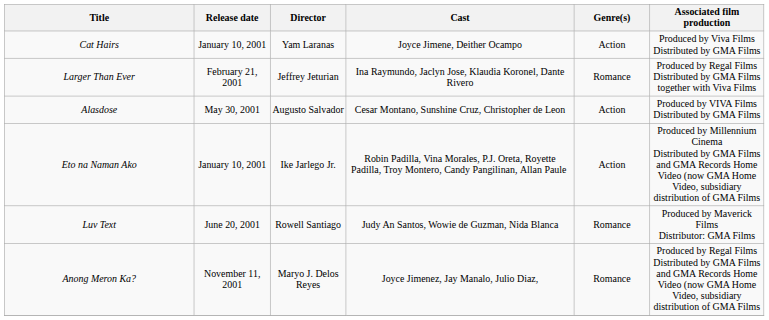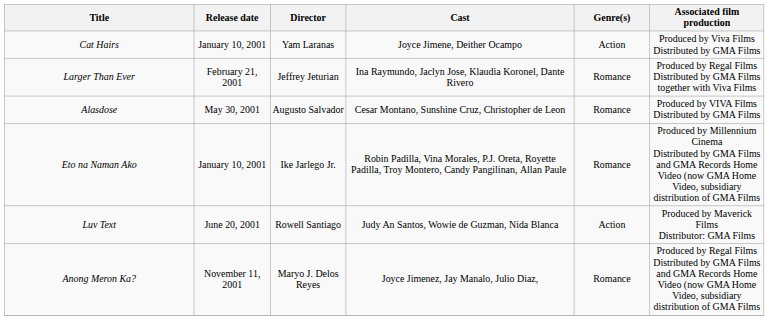(612, 109) Action -> (612, 109) Romance
(612, 164) Action -> (612, 164) Romance
(612, 224) Romance -> (612, 224) Action
